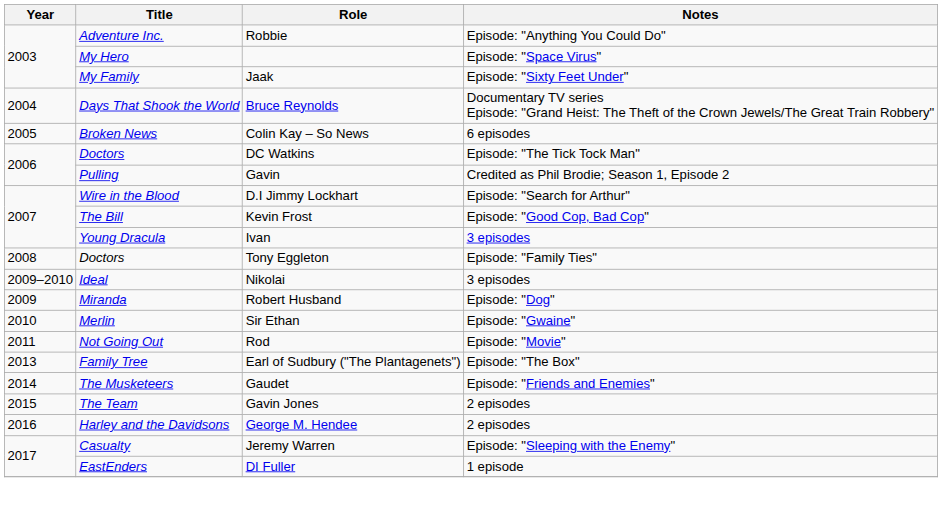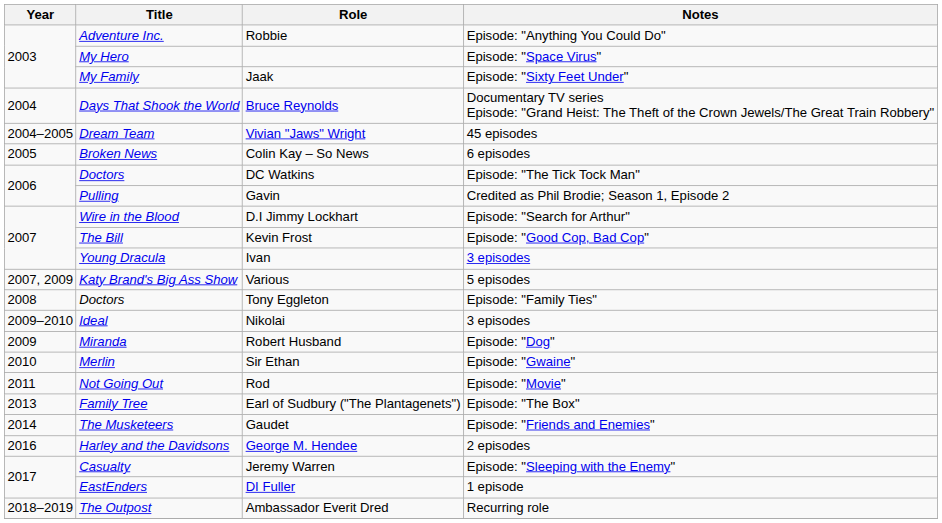+ row: (117, 133)
+ row: (158, 279)
- row: (108, 404)
+ row: (115, 508)
